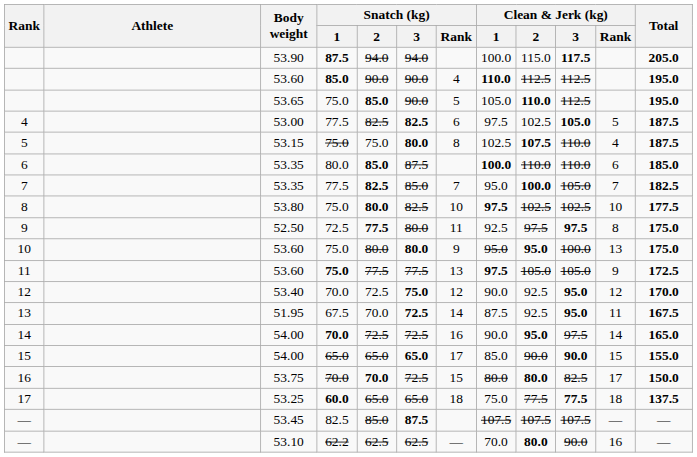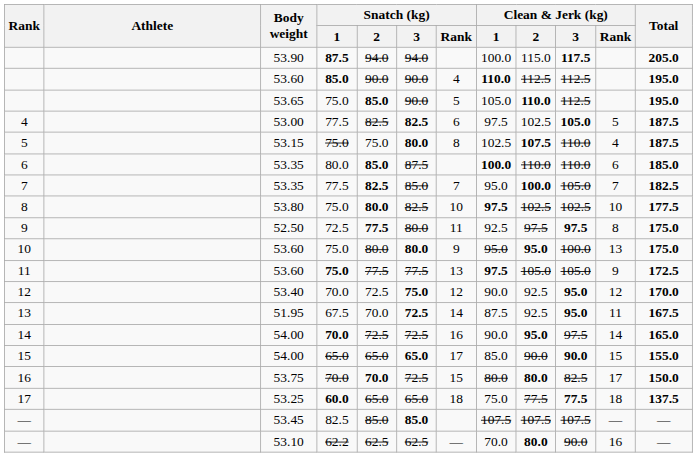(416, 420) 87.5 -> (416, 420) 85.0
